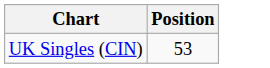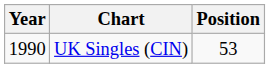+ column: (27, 19)
